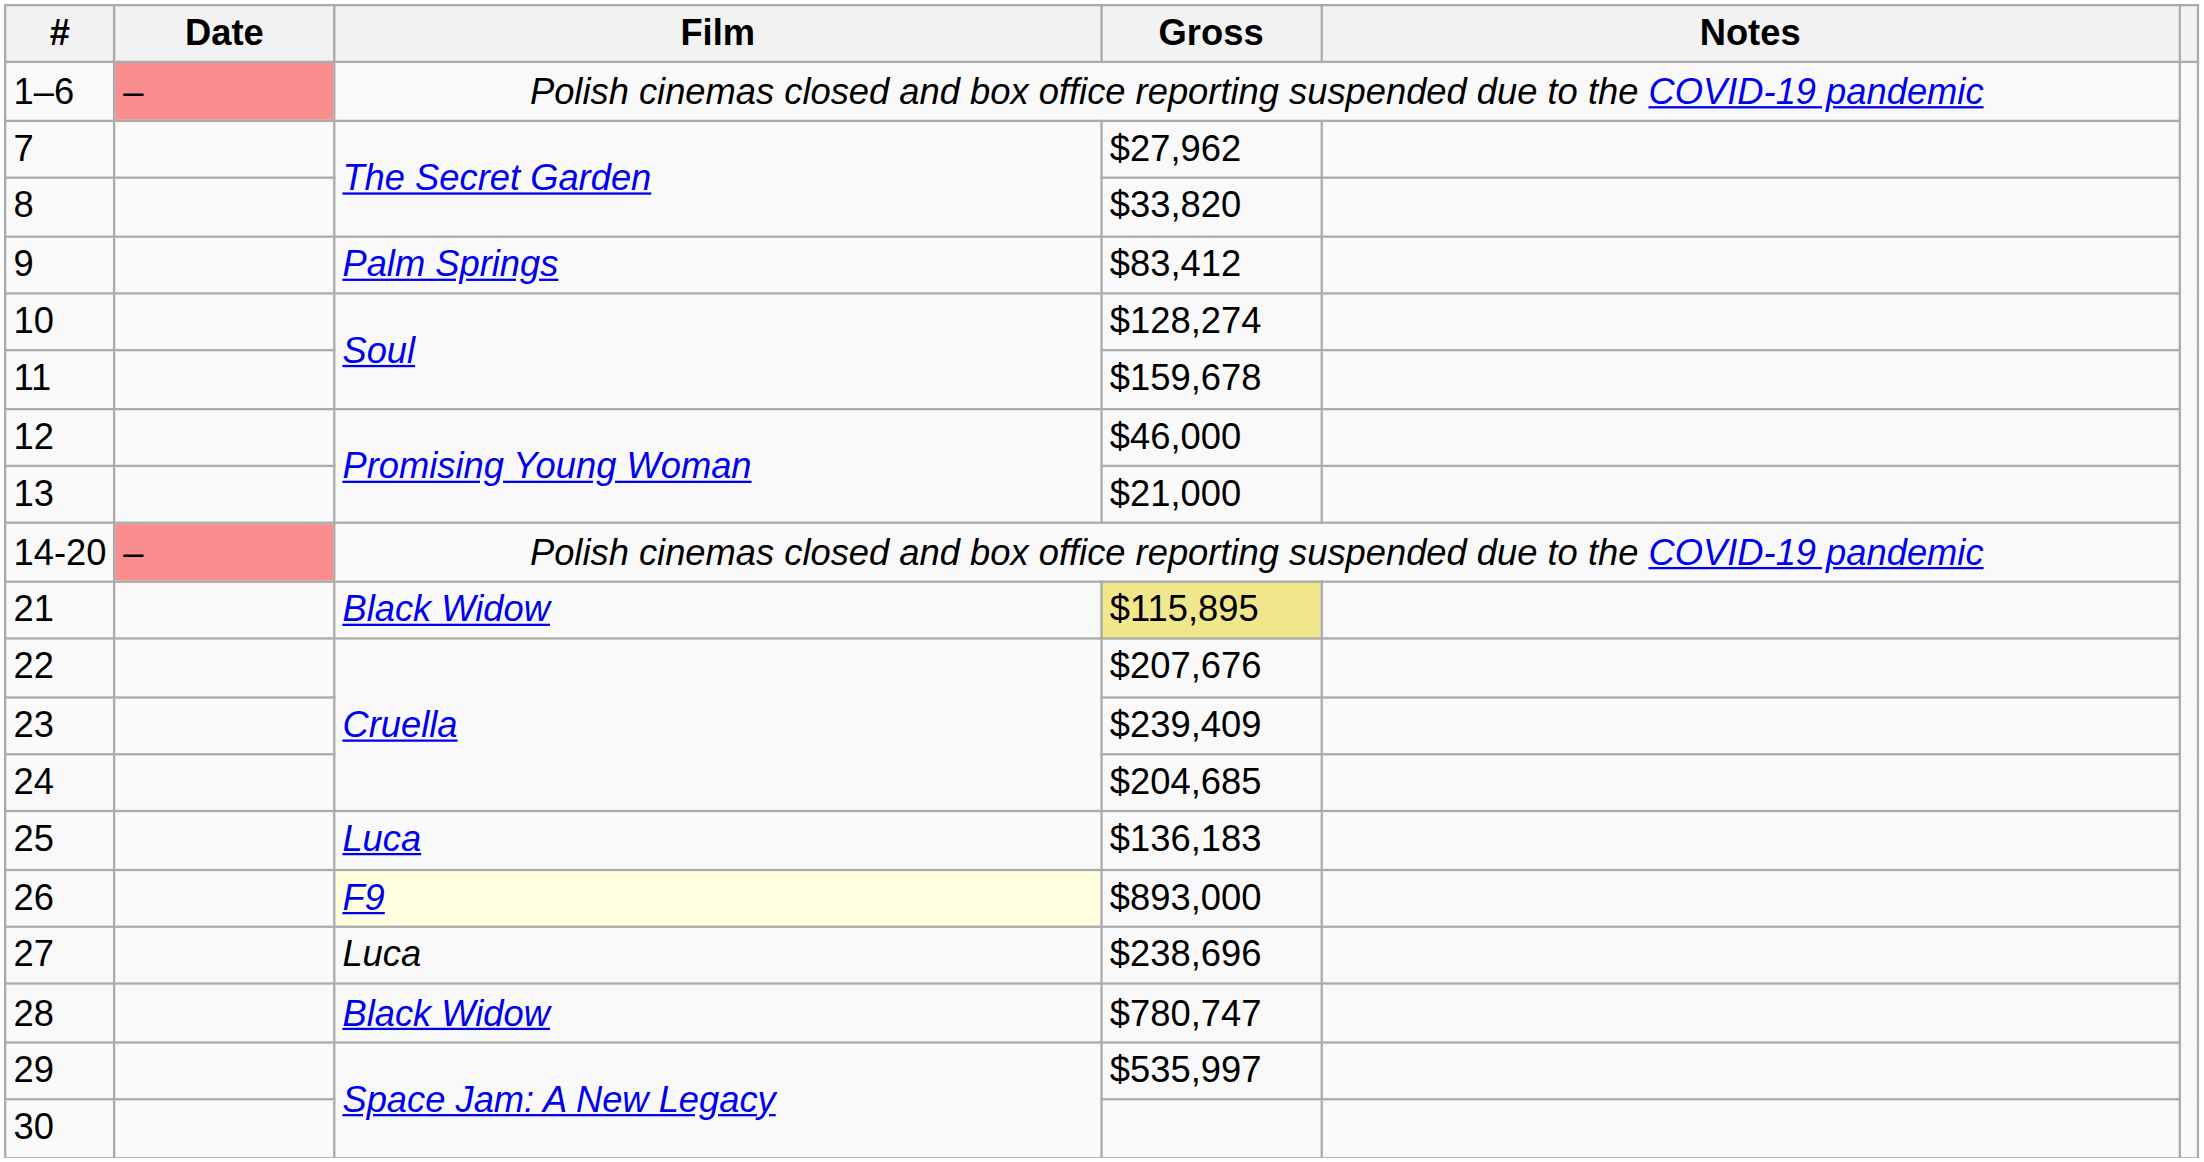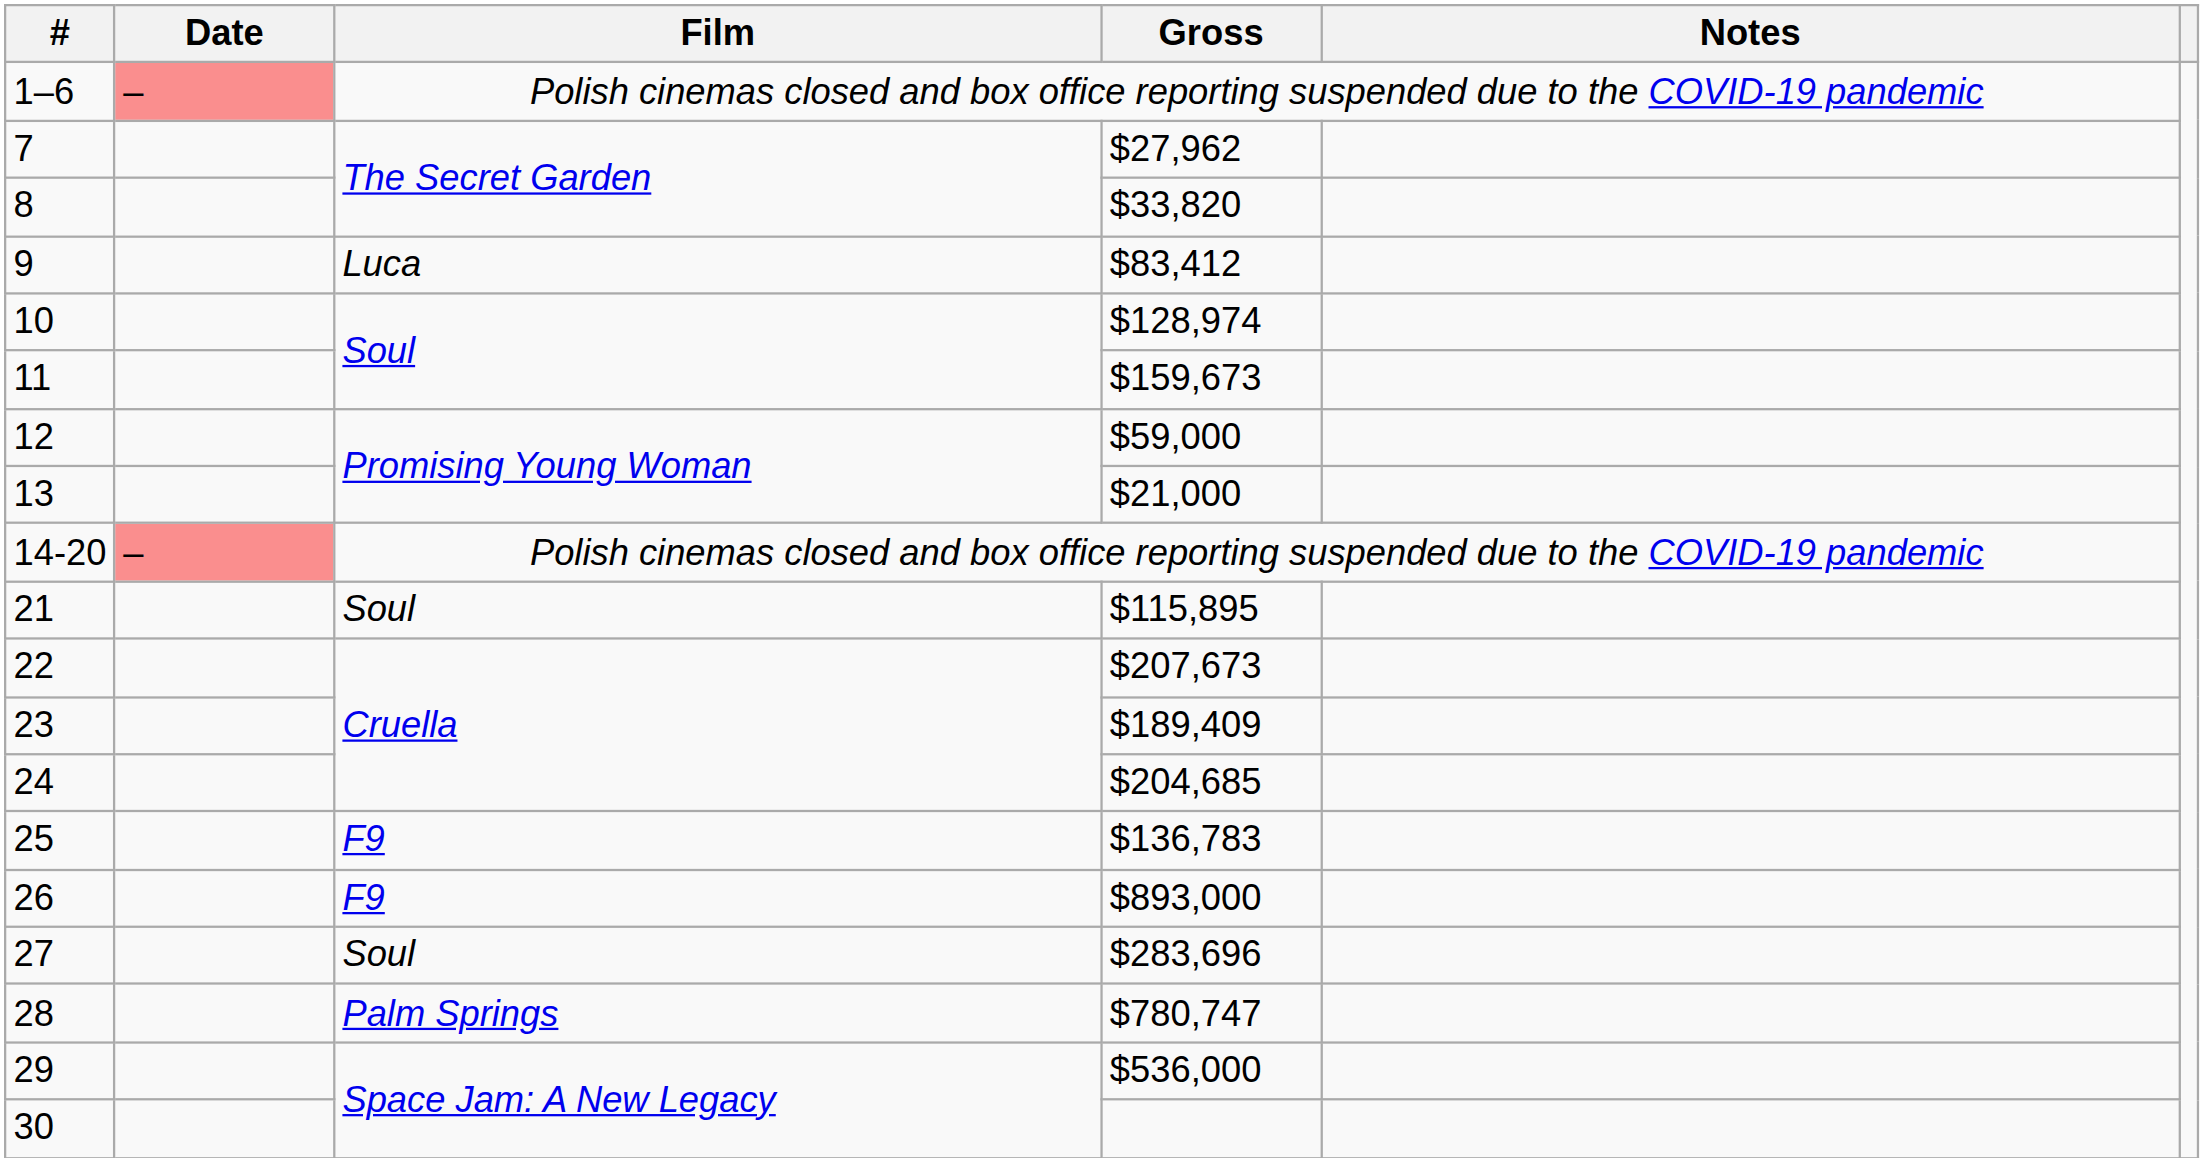(450, 263) Palm Springs -> (382, 263) Luca
(1186, 321) $128,274 -> (1186, 321) $128,974
(1186, 378) $159,678 -> (1186, 378) $159,673
(1175, 436) $46,000 -> (1175, 436) $59,000
(446, 609) Black Widow -> (379, 609) Soul
(1184, 609) khaki background -> (1184, 609) no background
(1186, 666) $207,676 -> (1186, 666) $207,673
(1186, 724) $239,409 -> (1186, 724) $189,409
(382, 839) Luca -> (364, 839) F9
(1186, 839) $136,183 -> (1186, 839) $136,783
(364, 897) lightyellow background -> (364, 897) no background
(382, 954) Luca -> (379, 954) Soul
(1186, 954) $238,696 -> (1186, 954) $283,696
(446, 1012) Black Widow -> (450, 1012) Palm Springs
(1186, 1070) $535,997 -> (1186, 1070) $536,000
